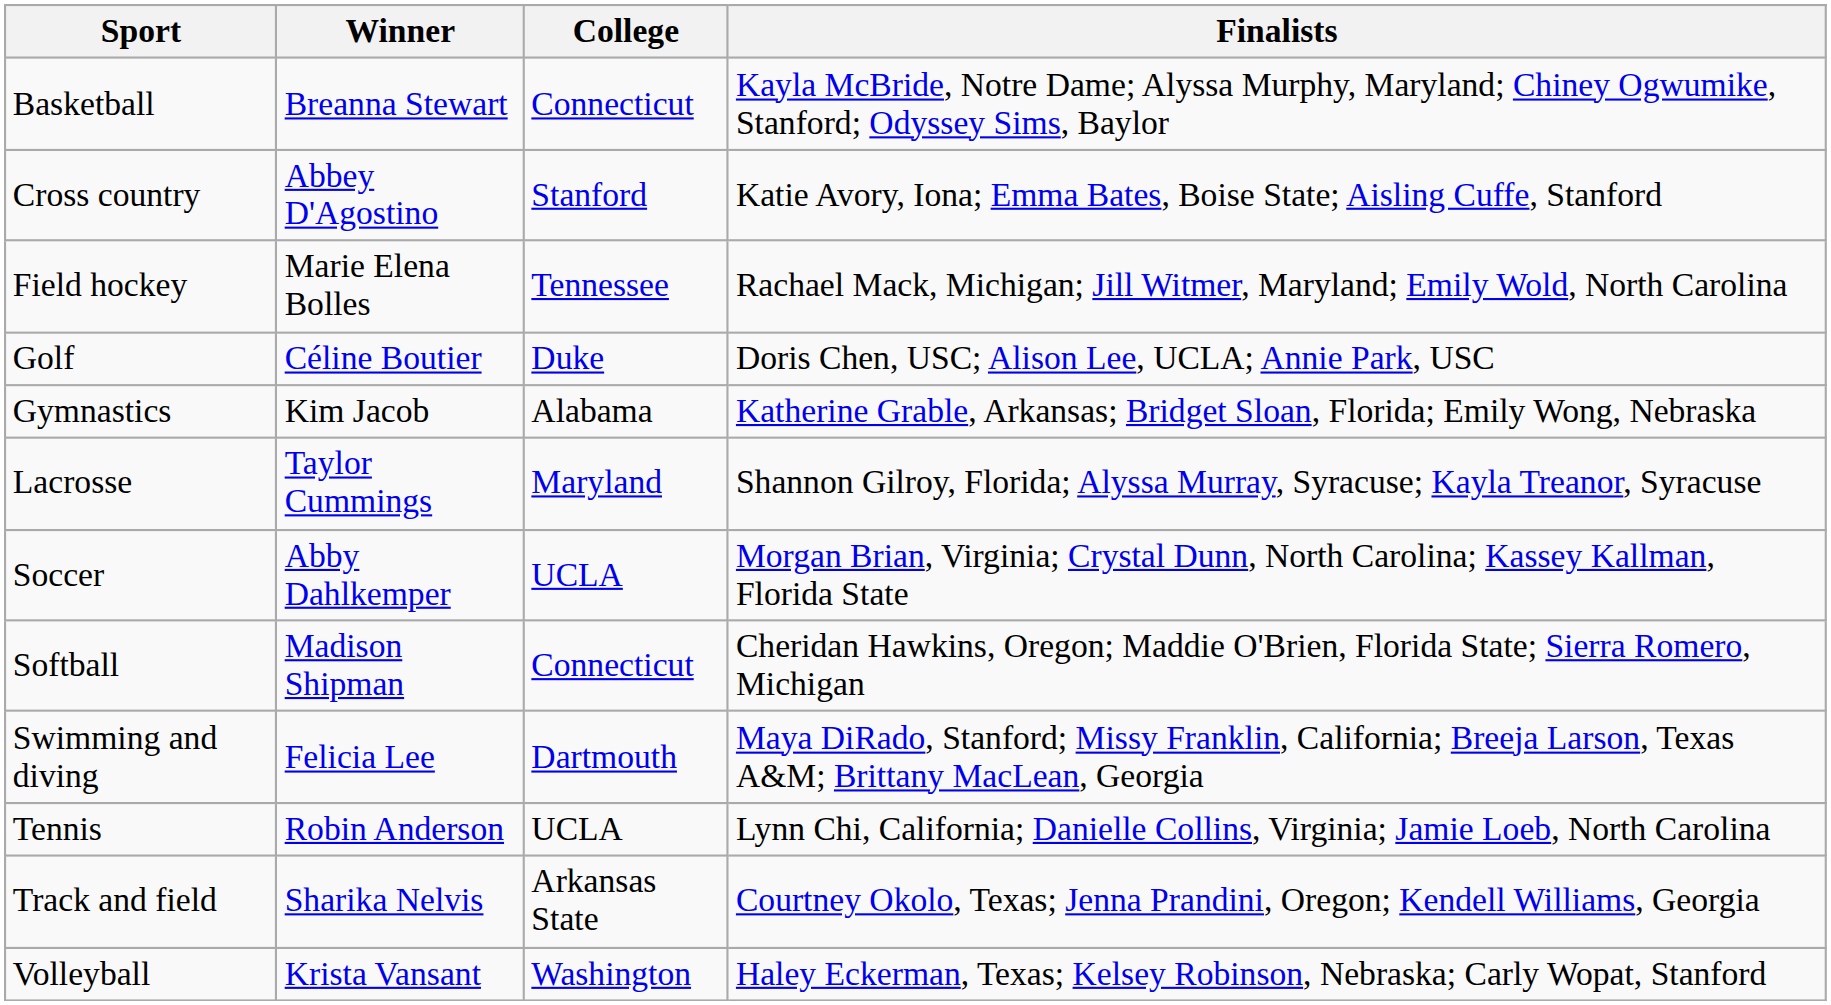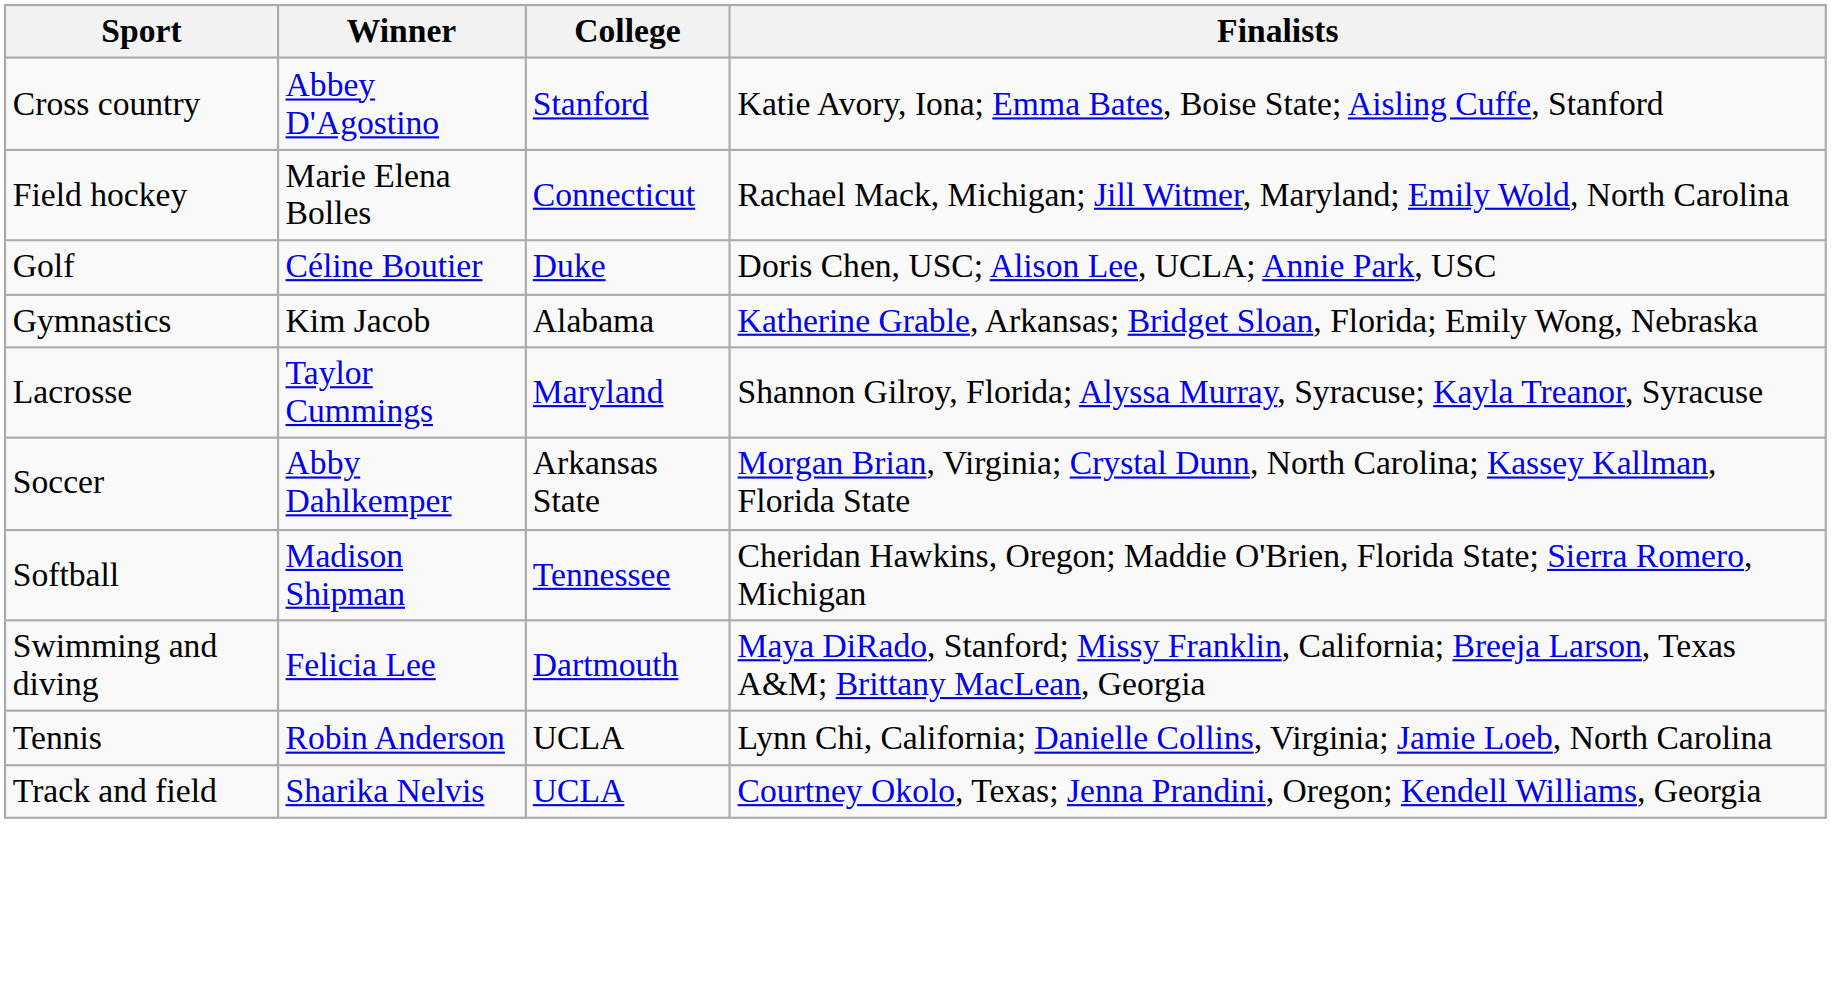- row: (84, 103)
(600, 285) Tennessee -> (614, 194) Connecticut
(577, 574) UCLA -> (595, 483) Arkansas State
(613, 665) Connecticut -> (602, 574) Tennessee
(594, 900) Arkansas State -> (579, 790) UCLA
- row: (82, 972)
